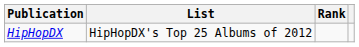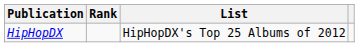columns swapped: (201, 14) <-> (332, 14)
